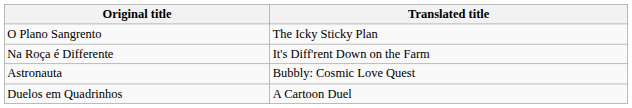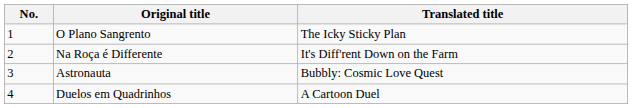+ column: (29, 14)
